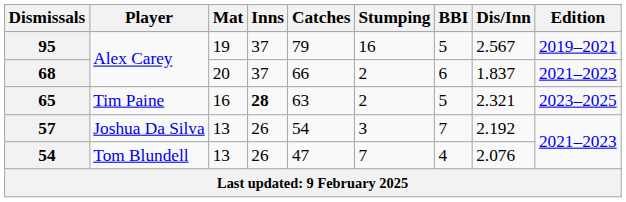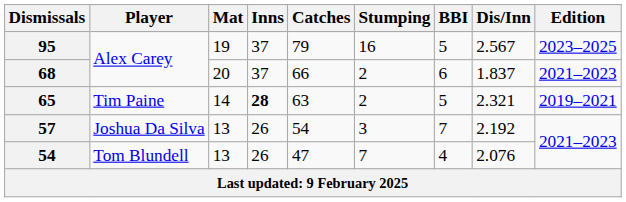(578, 45) 2019–2021 -> (578, 45) 2023–2025
(221, 100) 16 -> (221, 100) 14
(578, 100) 2023–2025 -> (578, 100) 2019–2021
